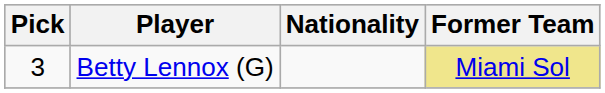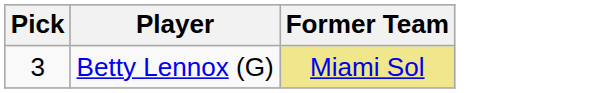- column: (352, 25)
